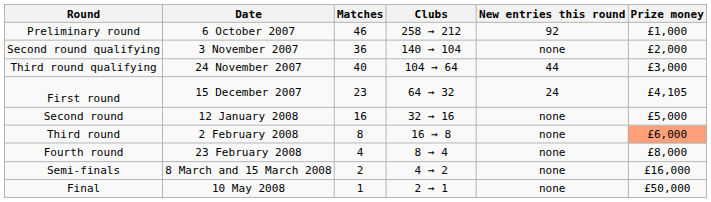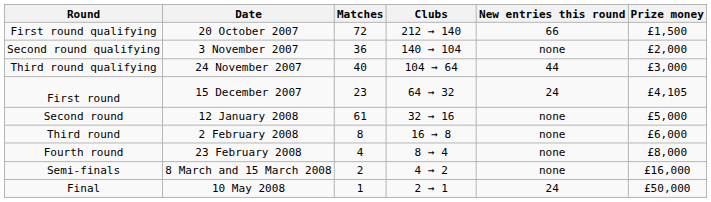- row: (84, 31)
+ row: (84, 31)
(360, 116) 16 -> (360, 116) 61
(667, 134) lightsalmon background -> (667, 134) no background
(552, 188) none -> (552, 188) 24
